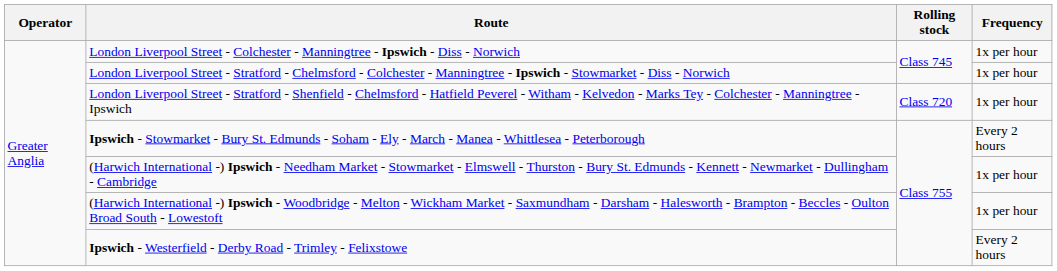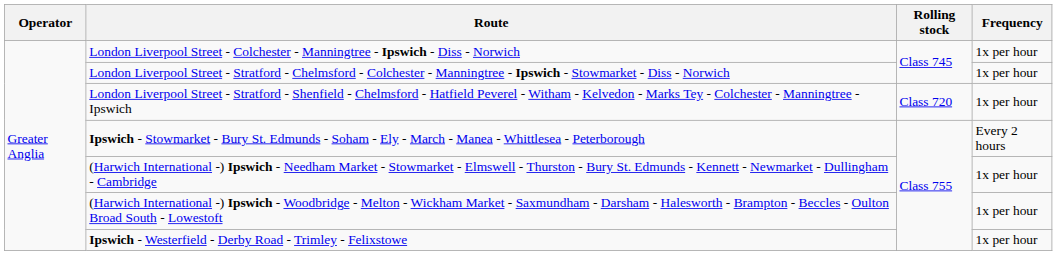(997, 247) Every 2 hours -> (1007, 239) 1x per hour
